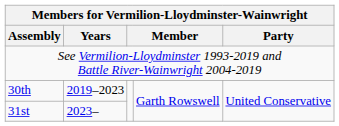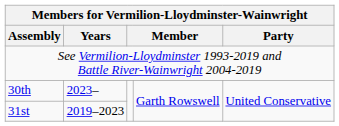(95, 90) 2019–2023 -> (83, 90) 2023–
(83, 111) 2023– -> (95, 111) 2019–2023
